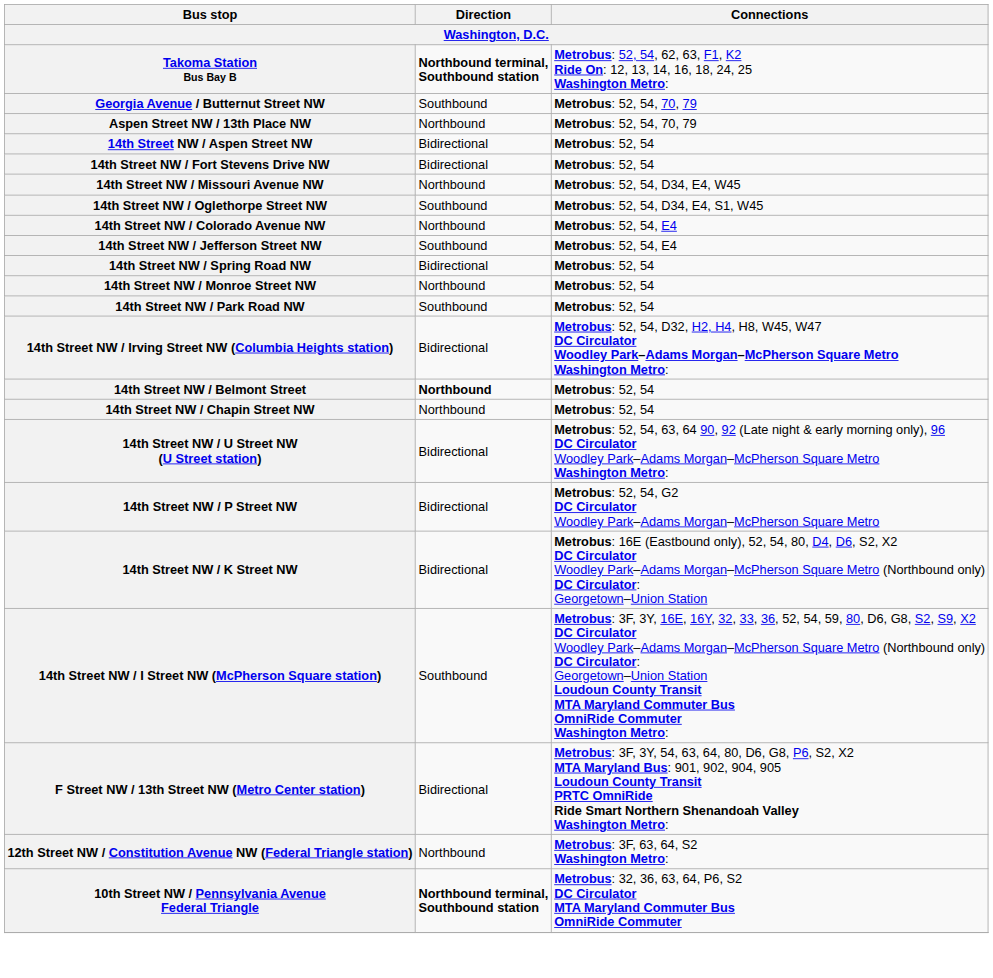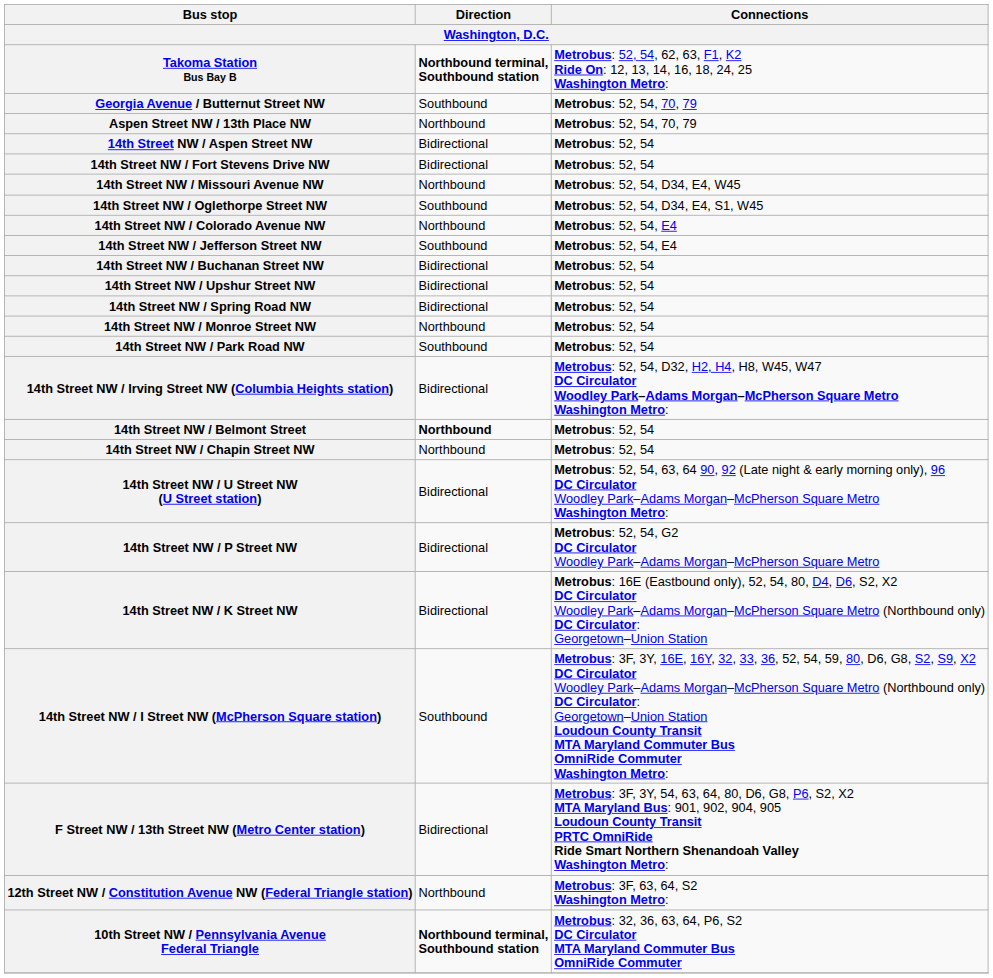+ row: (210, 266)
+ row: (210, 286)
